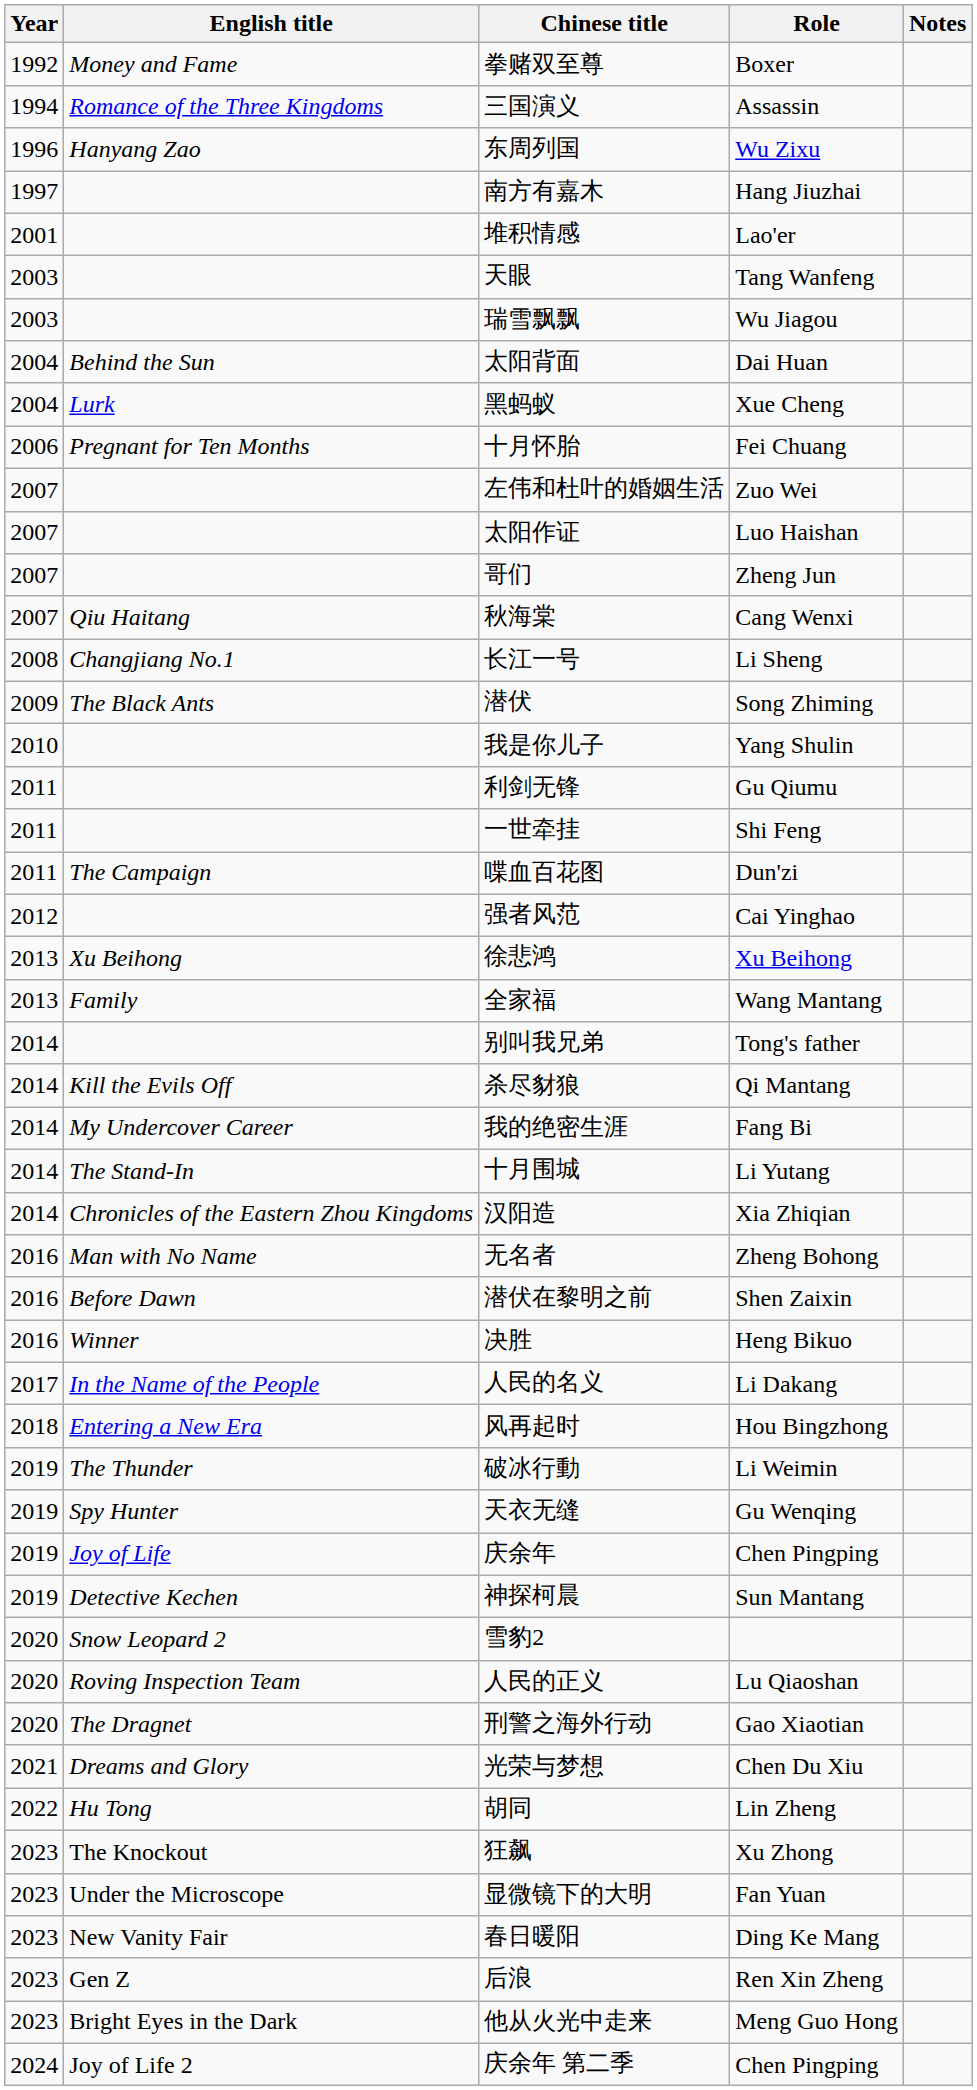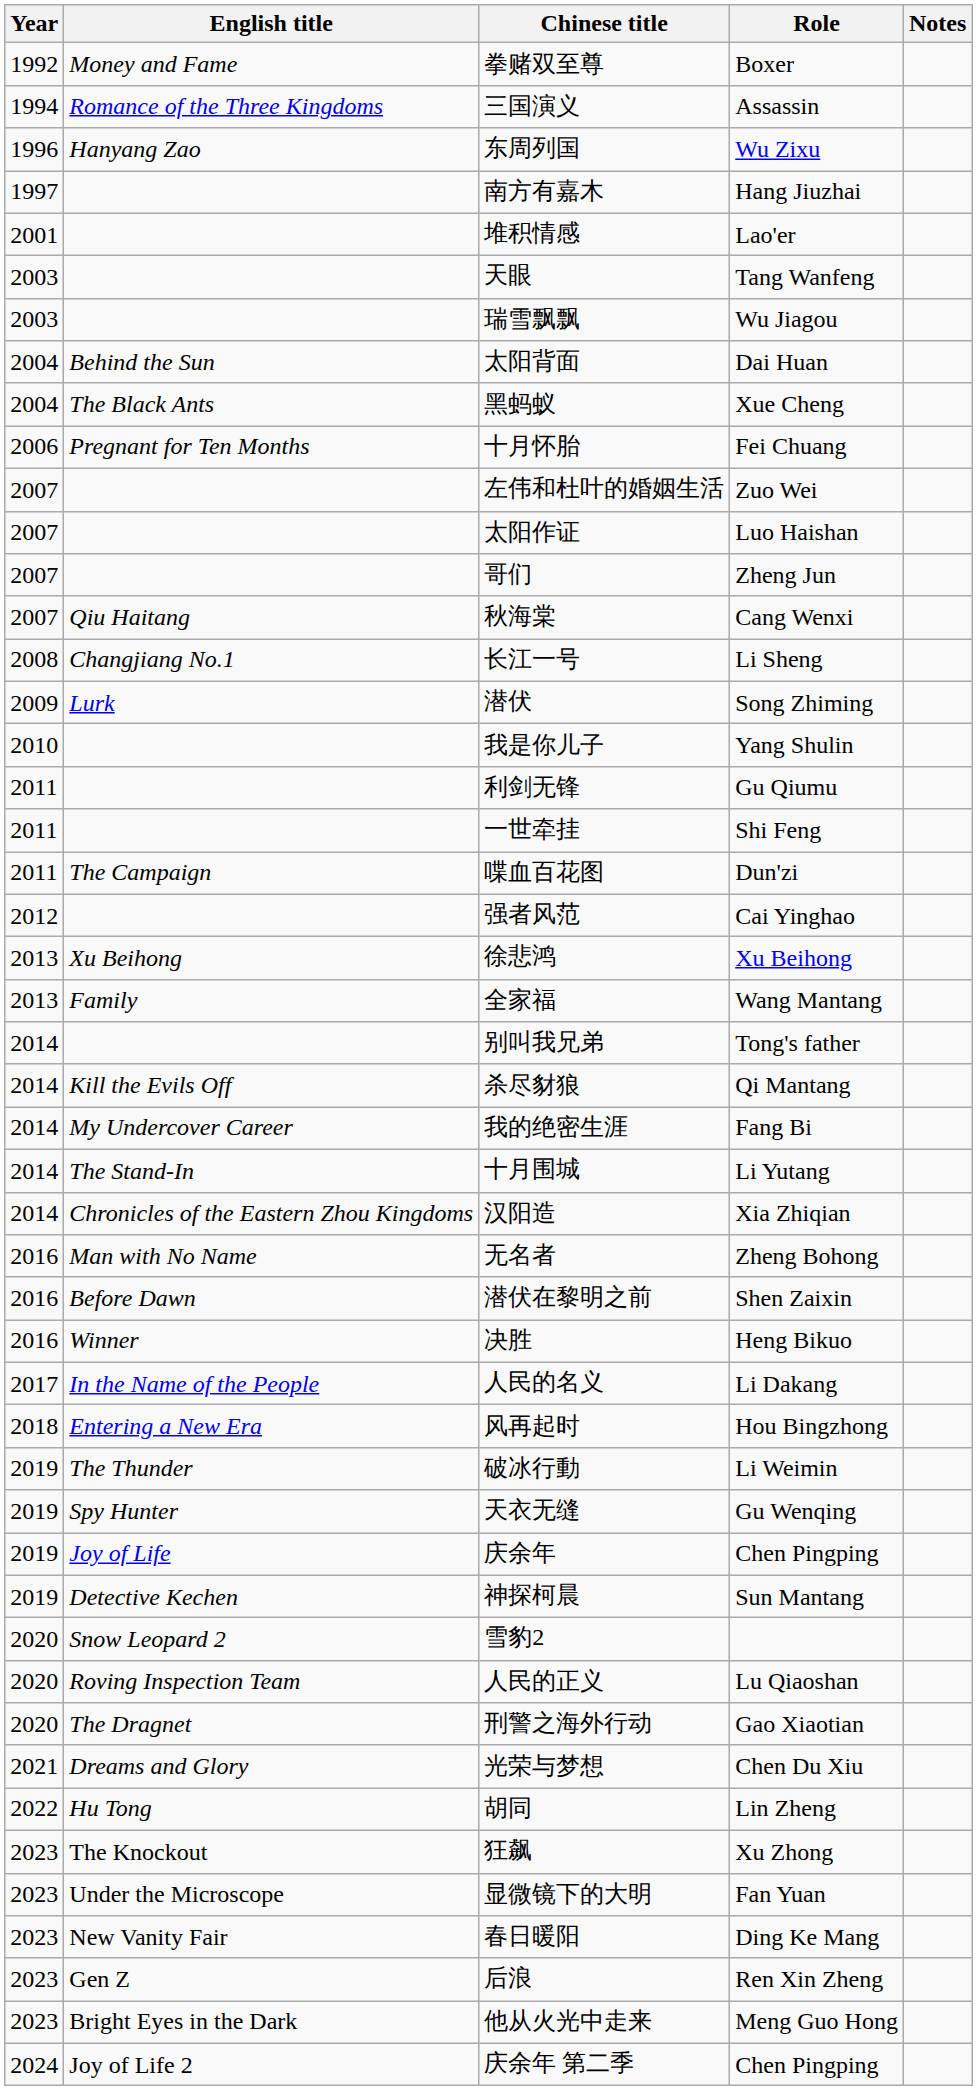(92, 404) Lurk -> (142, 404) The Black Ants
(142, 702) The Black Ants -> (92, 702) Lurk
